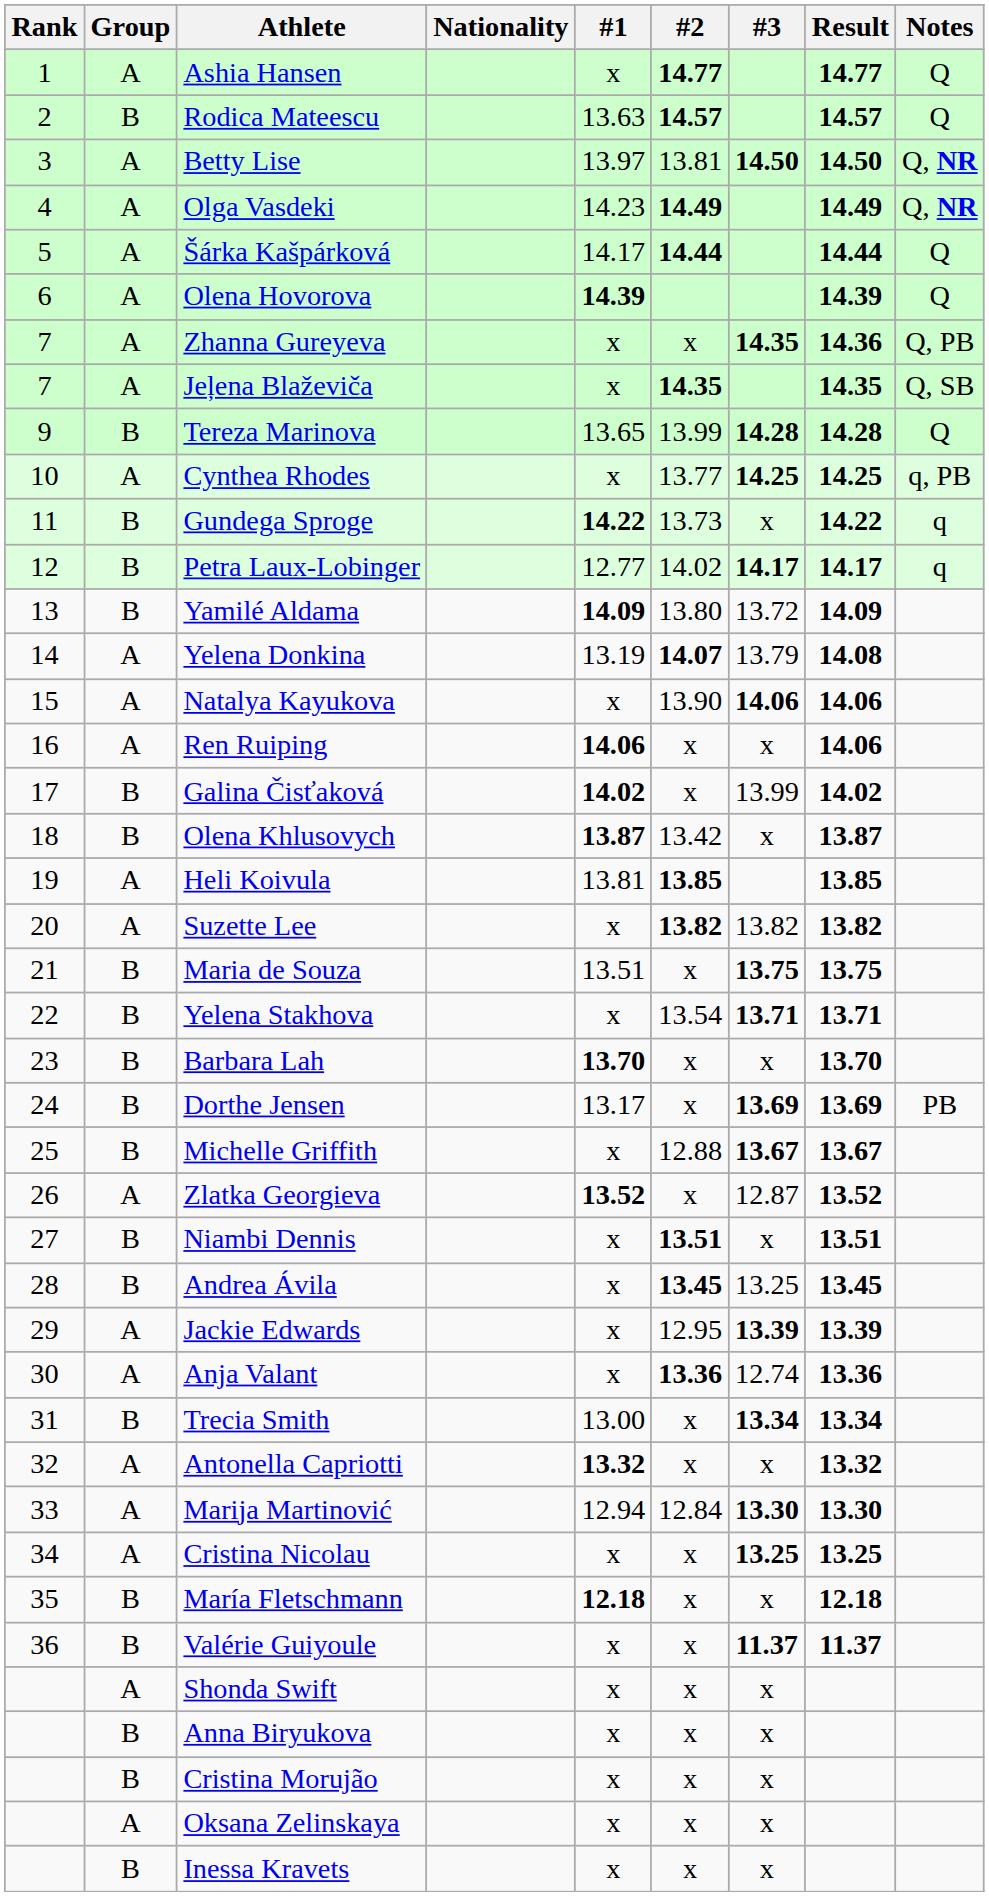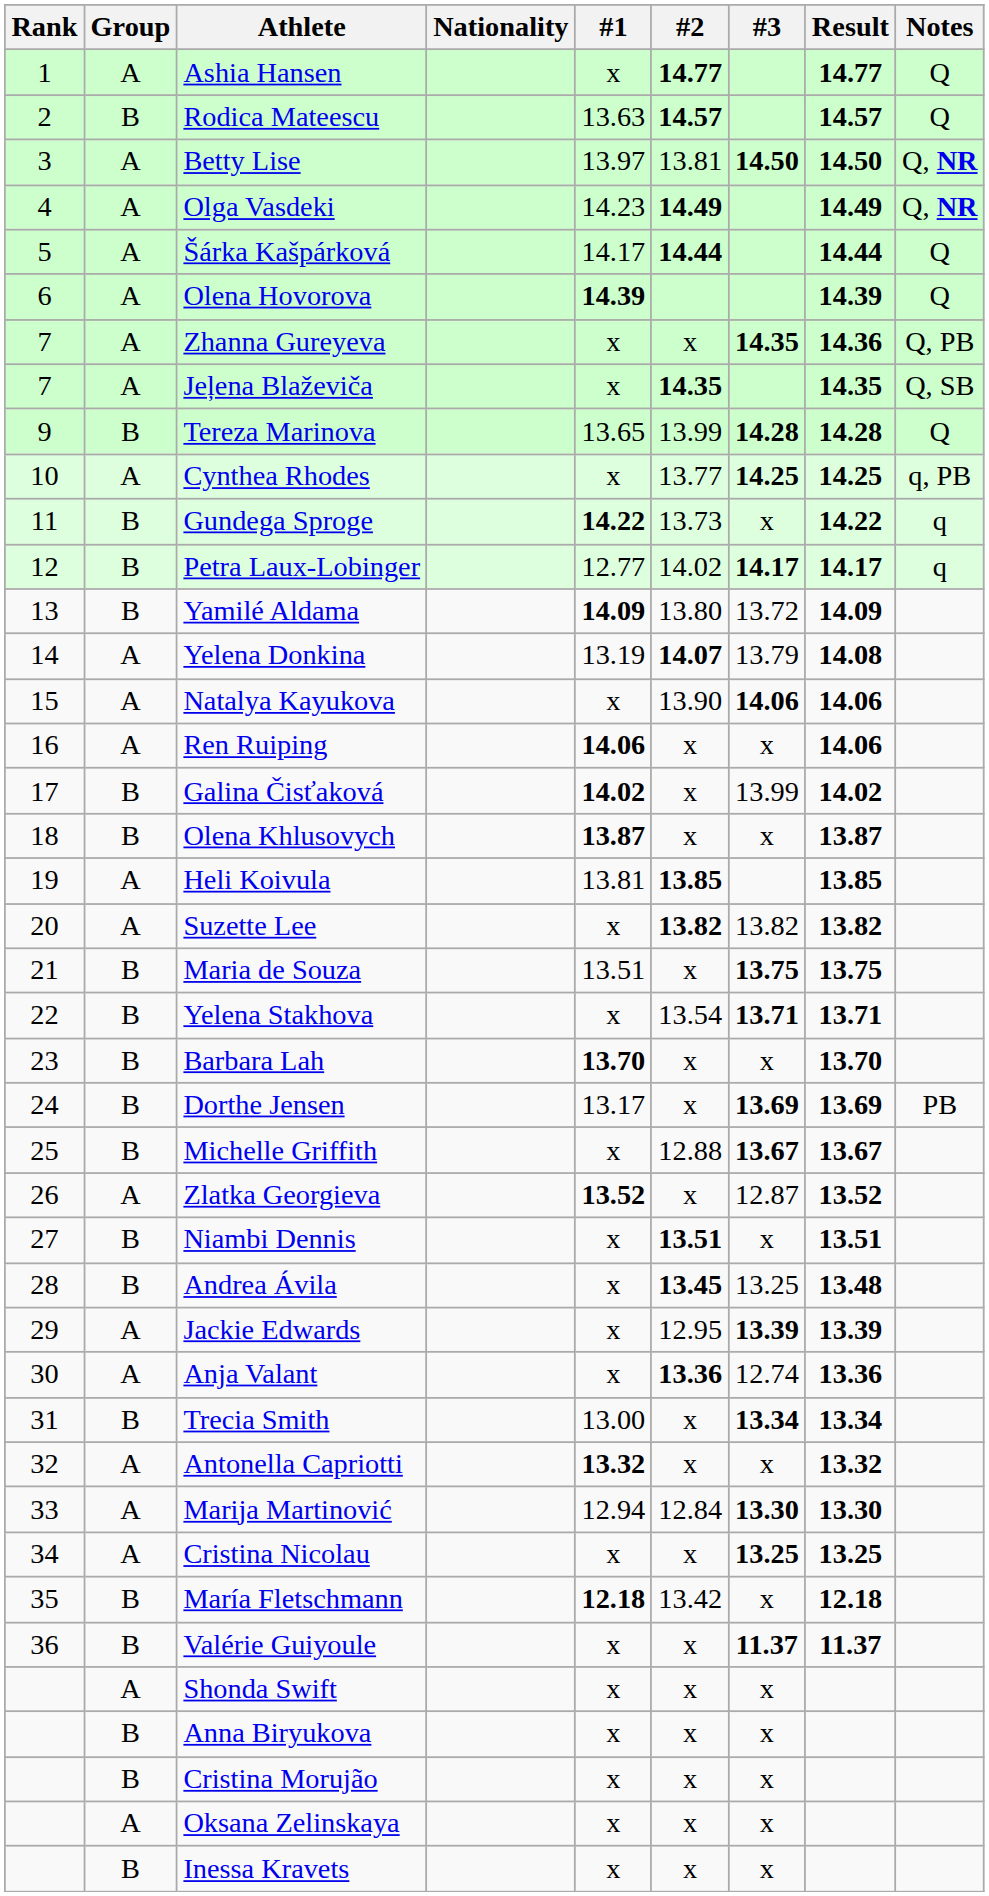(690, 835) 13.42 -> (690, 835) x
(850, 1284) 13.45 -> (850, 1284) 13.48
(690, 1598) x -> (690, 1598) 13.42
